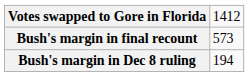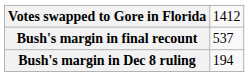(223, 38) 573 -> (223, 38) 537
